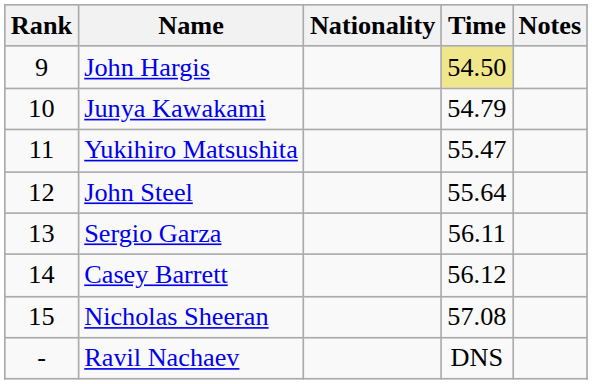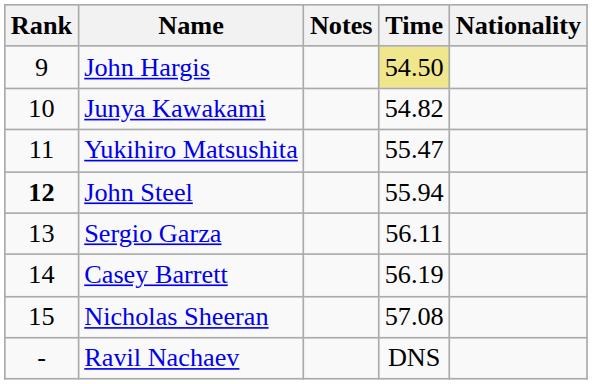columns swapped: (373, 25) <-> (550, 25)
(477, 108) 54.79 -> (414, 108) 54.82
(41, 191) normal -> (41, 191) bold
(477, 191) 55.64 -> (414, 191) 55.94
(477, 274) 56.12 -> (414, 274) 56.19
